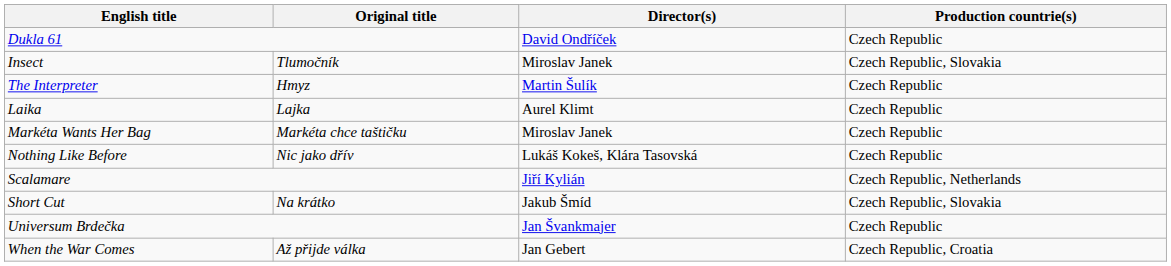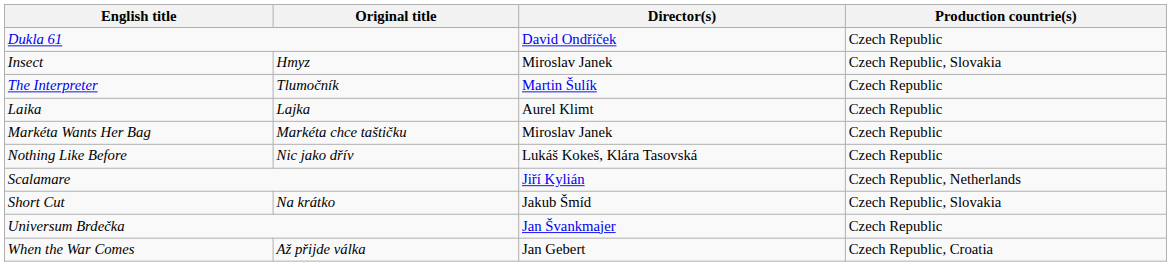(308, 62) Tlumočník -> (293, 62) Hmyz
(293, 86) Hmyz -> (308, 86) Tlumočník
